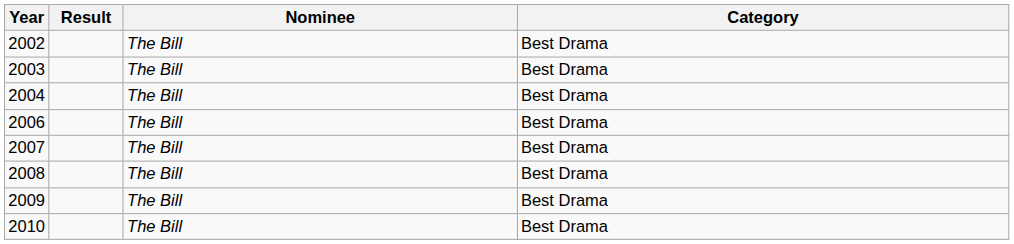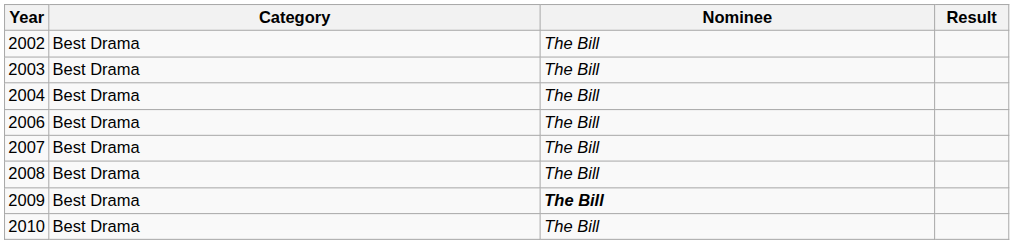columns swapped: (763, 17) <-> (86, 17)
(155, 200) normal -> (574, 200) bold
